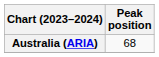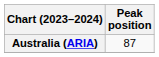(130, 43) 68 -> (130, 43) 87
